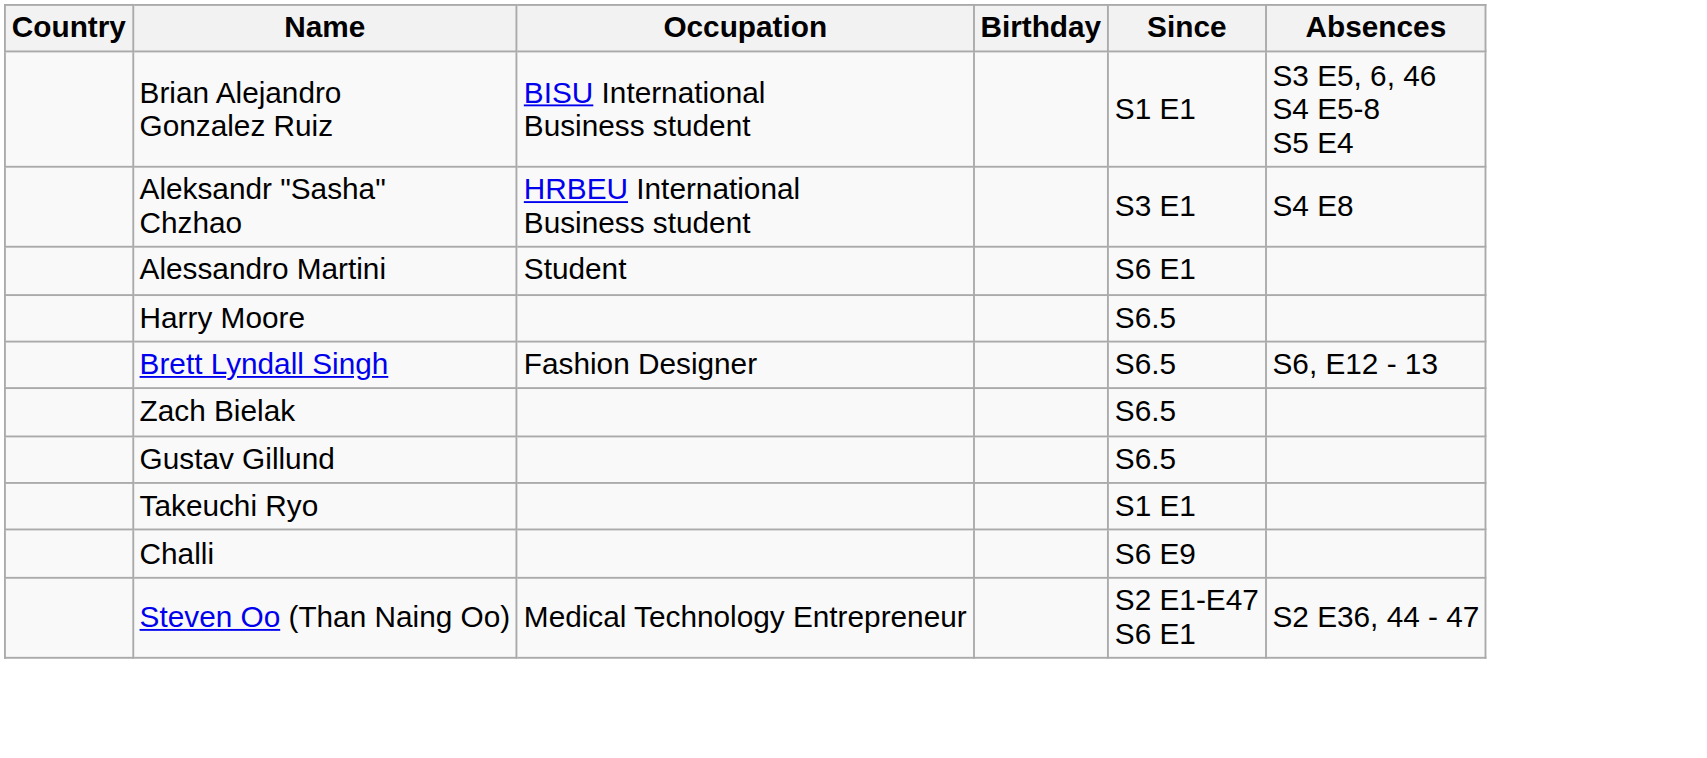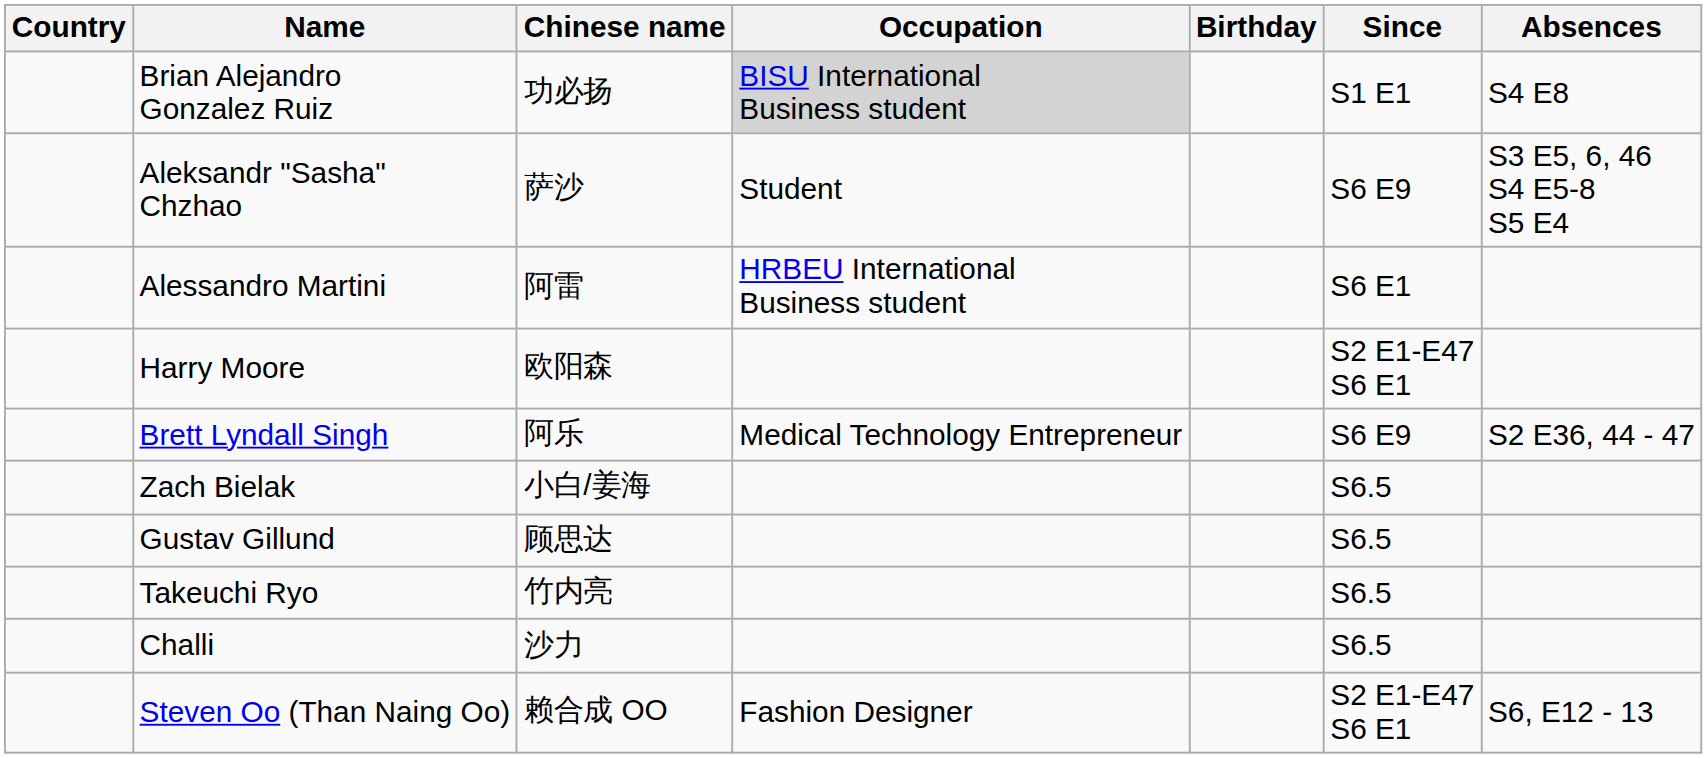+ column: (625, 28)
(645, 108) no background -> (860, 92) lightgrey background
(1354, 108) S3 E5, 6, 46 S4 E5-8 S5 E4 -> (1529, 92) S4 E8
(662, 206) HRBEU International Business student -> (791, 189) Student
(1155, 206) S3 E1 -> (1371, 189) S6 E9
(1313, 206) S4 E8 -> (1570, 189) S3 E5, 6, 46 S4 E5-8 S5 E4
(575, 270) Student -> (877, 286) HRBEU International Business student
(1145, 317) S6.5 -> (1402, 367) S2 E1-E47 S6 E1
(640, 364) Fashion Designer -> (961, 434) Medical Technology Entrepreneur
(1145, 364) S6.5 -> (1371, 434) S6 E9
(1355, 364) S6, E12 - 13 -> (1591, 434) S2 E36, 44 - 47
(1155, 506) S1 E1 -> (1361, 592) S6.5
(1155, 553) S6 E9 -> (1361, 645) S6.5
(745, 617) Medical Technology Entrepreneur -> (856, 712) Fashion Designer
(1376, 617) S2 E36, 44 - 47 -> (1571, 712) S6, E12 - 13
